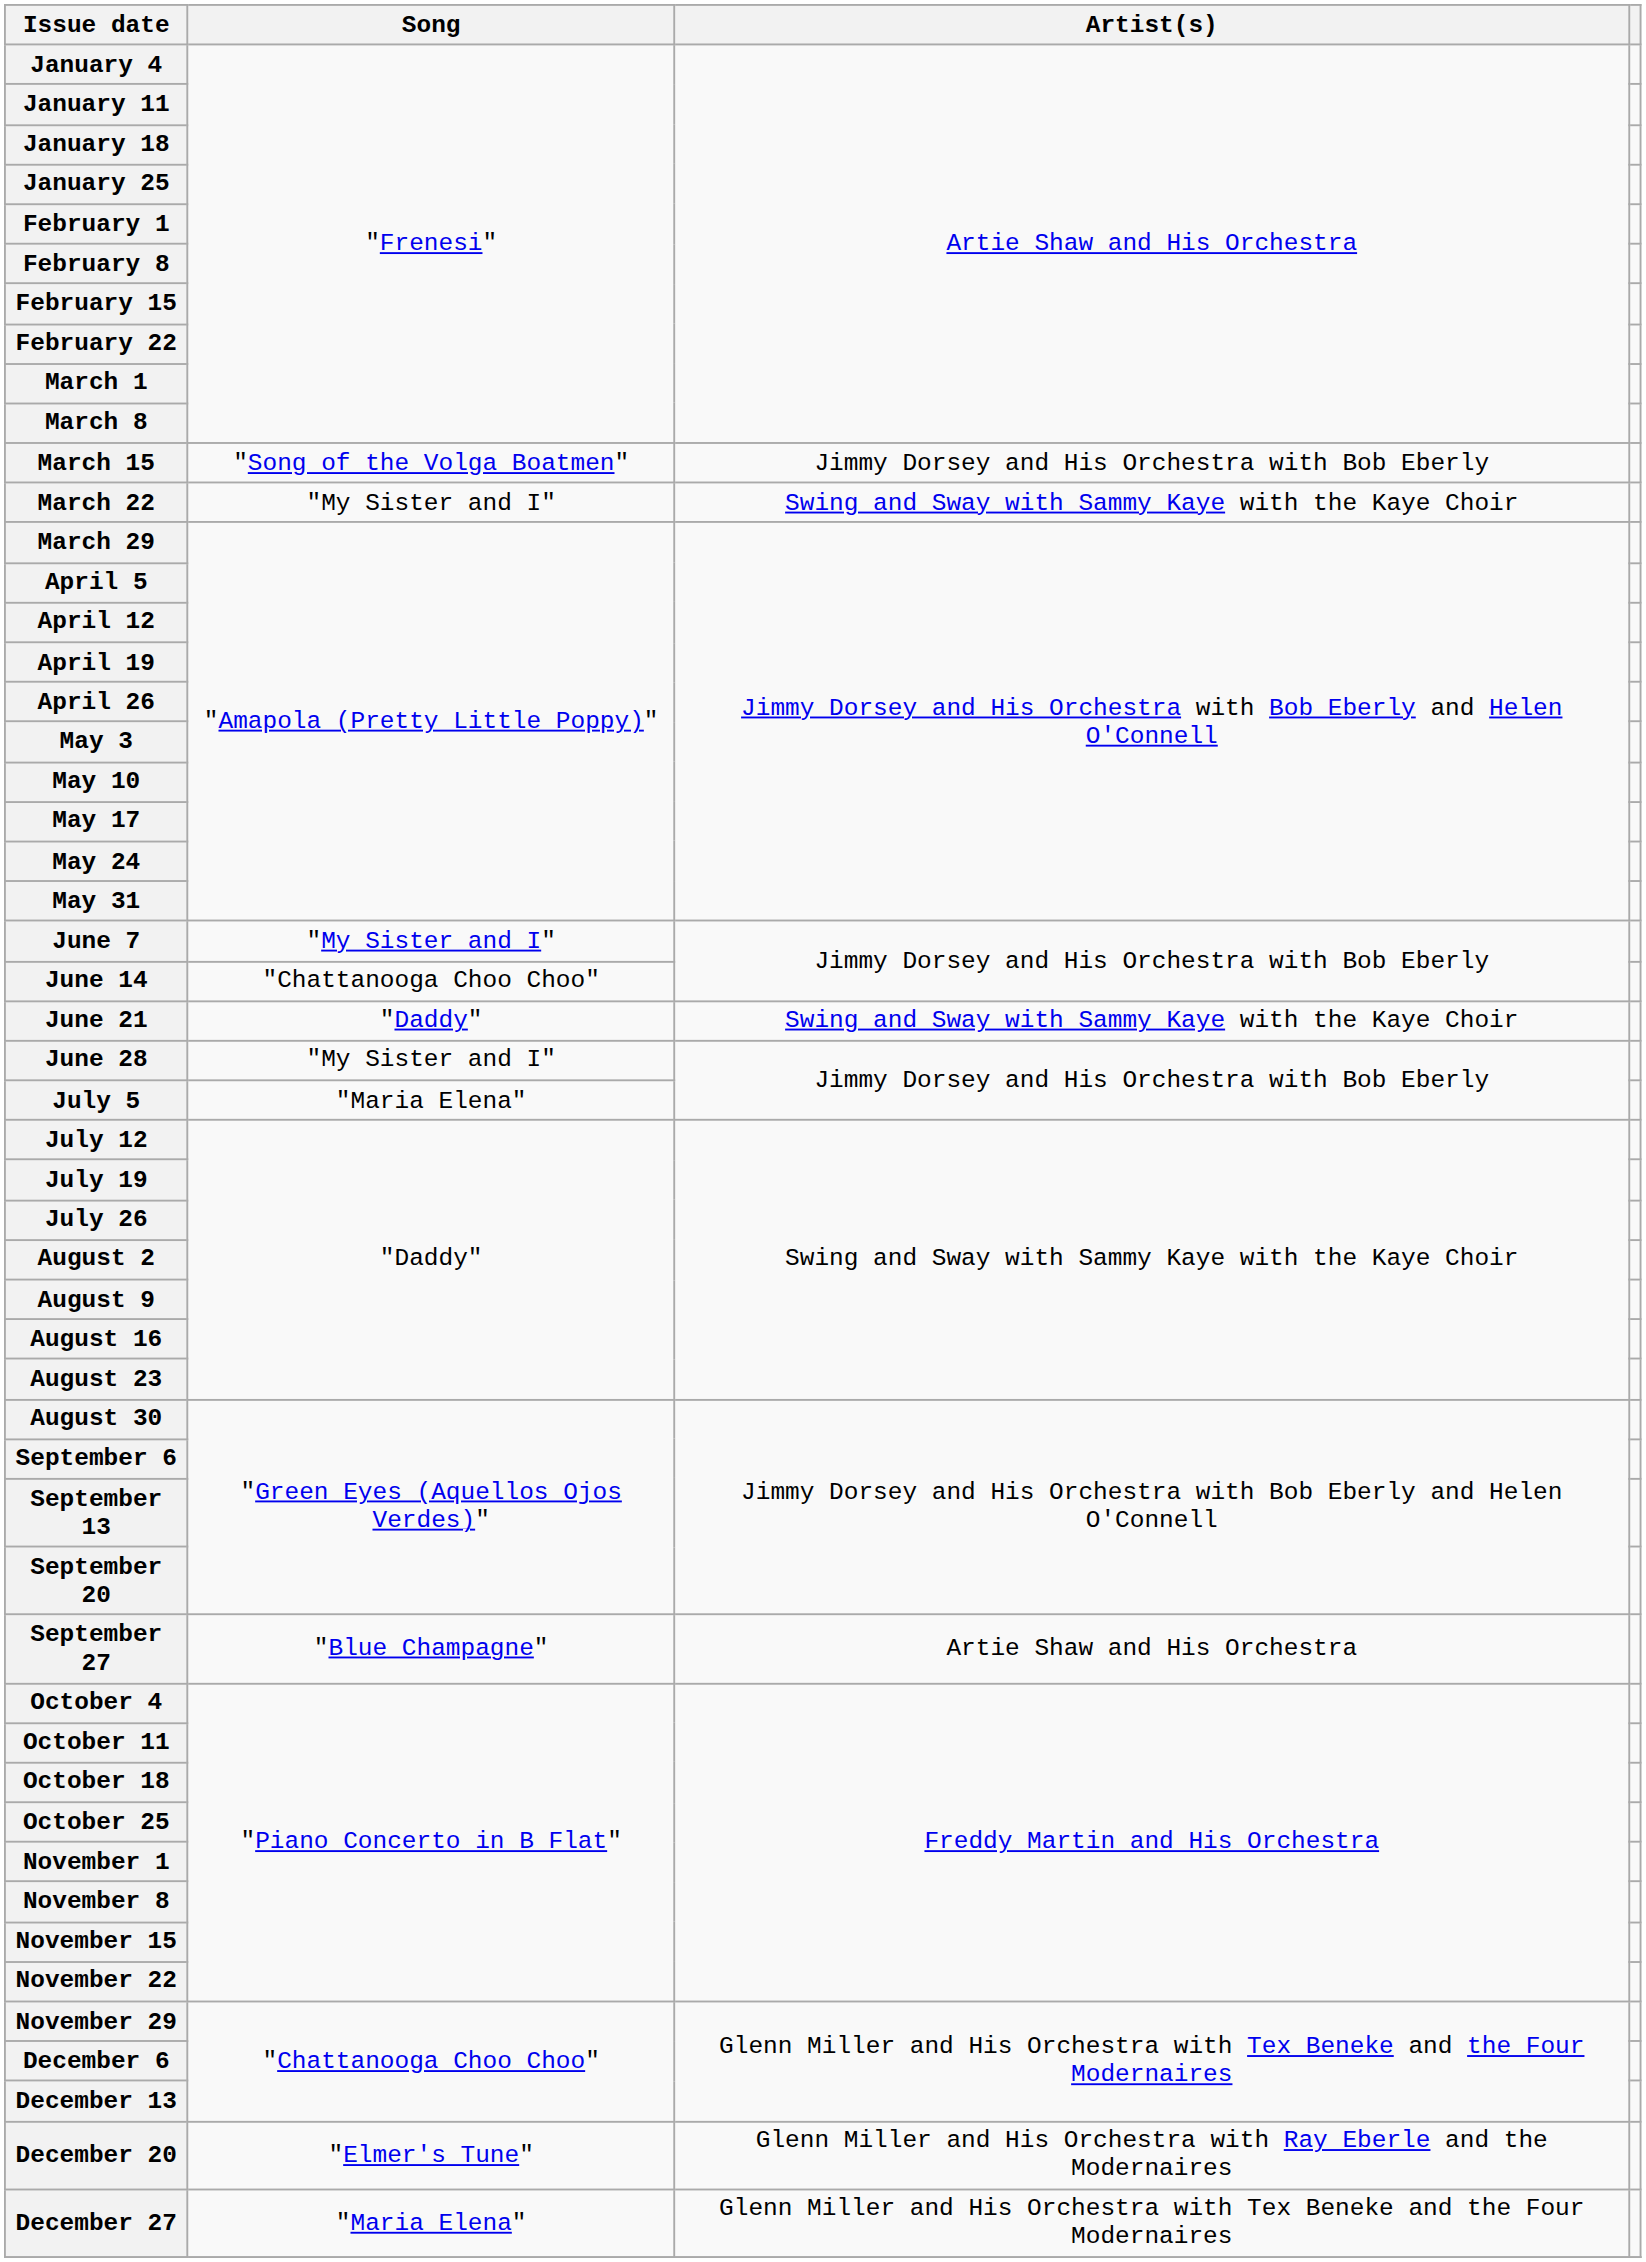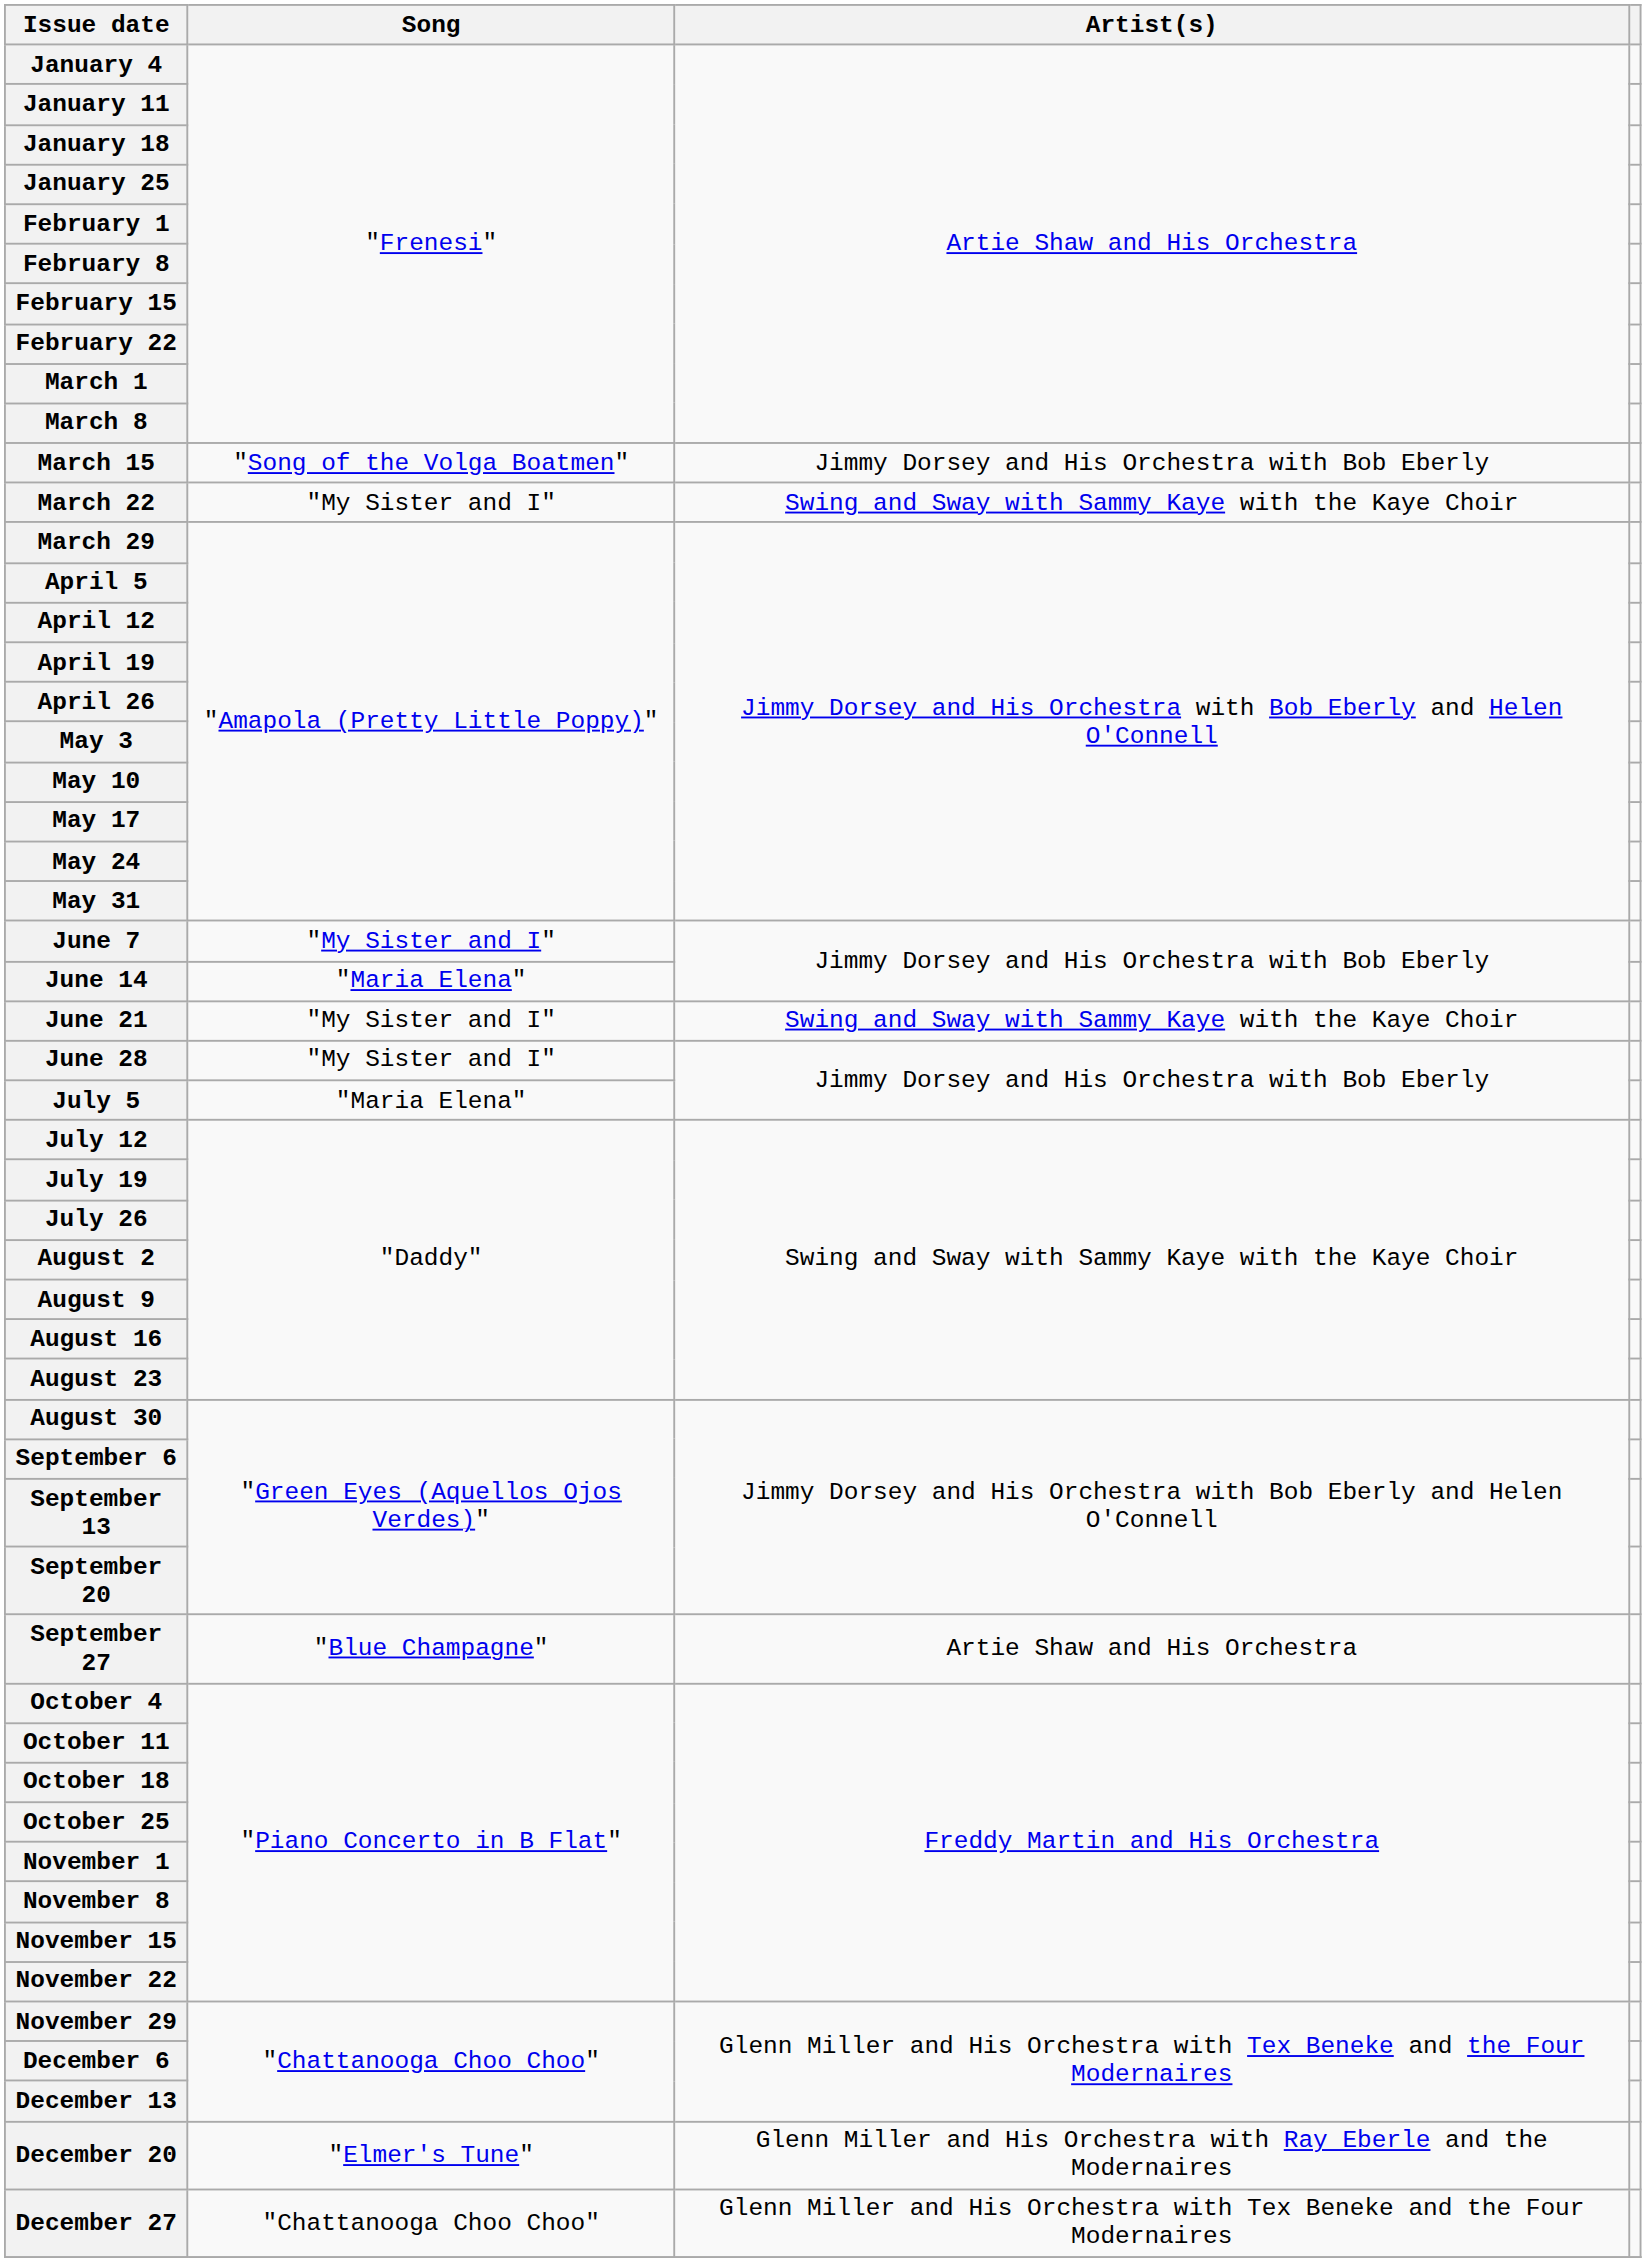(431, 981) "Chattanooga Choo Choo" -> (431, 981) "Maria Elena"
(431, 1021) "Daddy" -> (431, 1021) "My Sister and I"
(431, 2223) "Maria Elena" -> (431, 2223) "Chattanooga Choo Choo"
